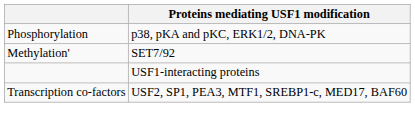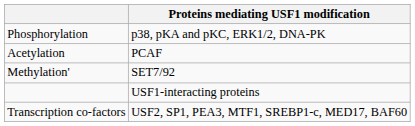+ row: (36, 53)
